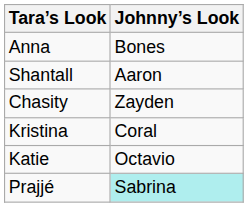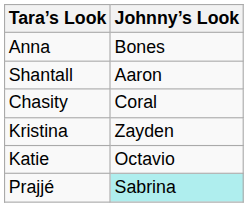(144, 103) Zayden -> (136, 103) Coral
(136, 131) Coral -> (144, 131) Zayden
